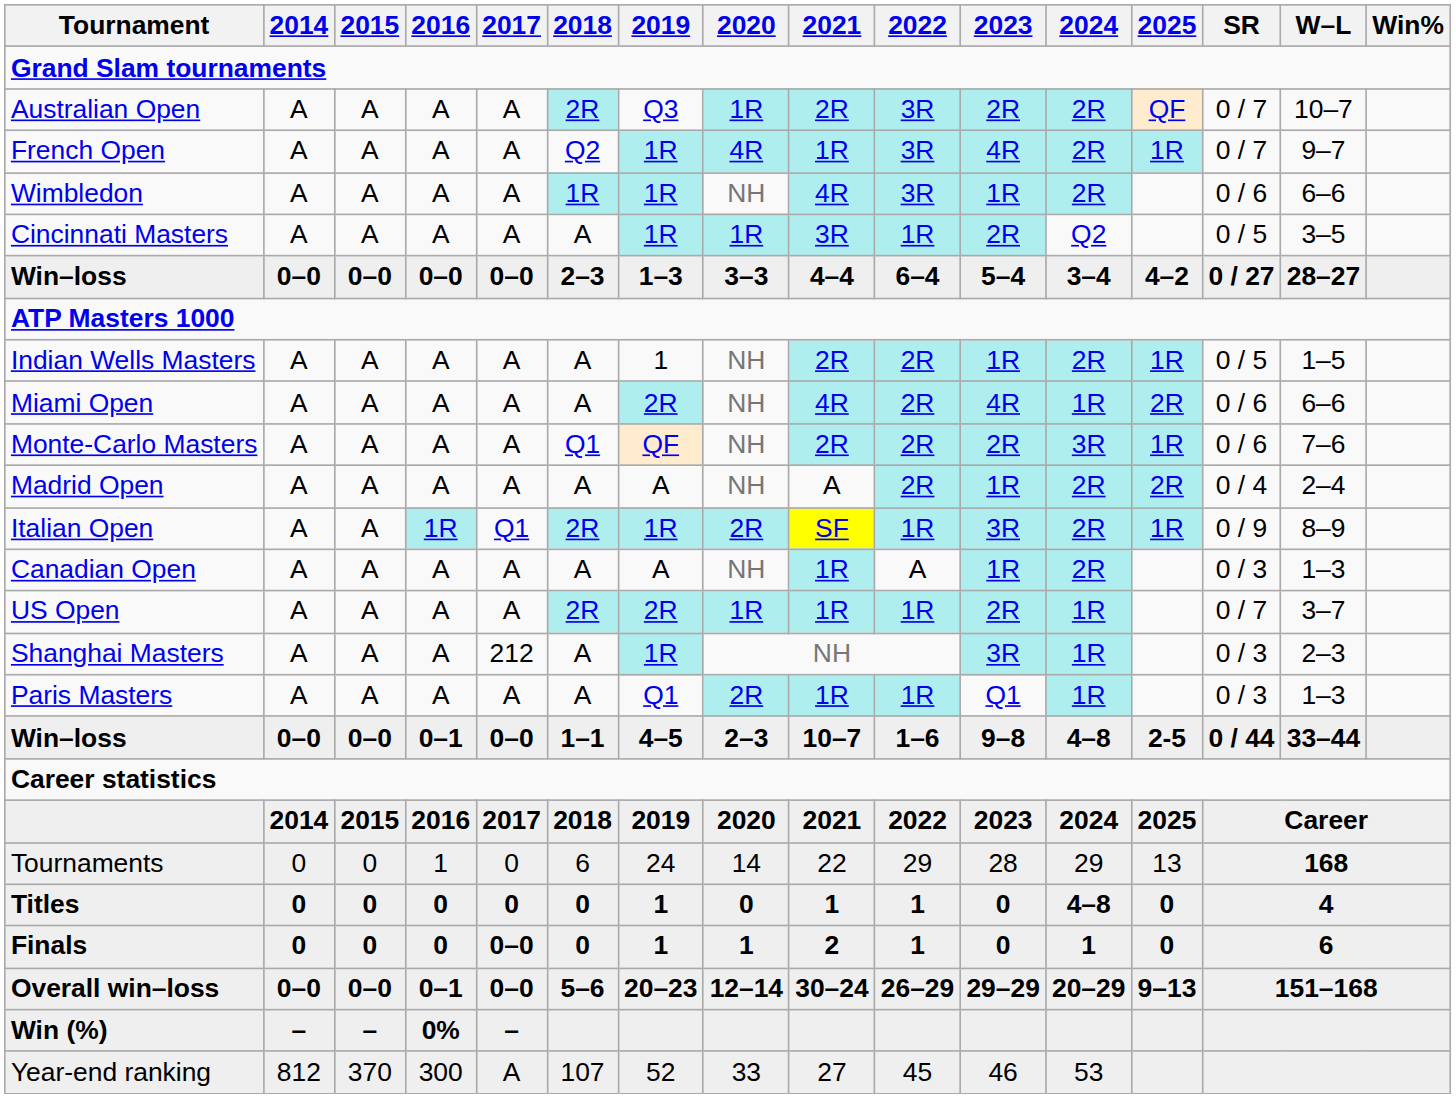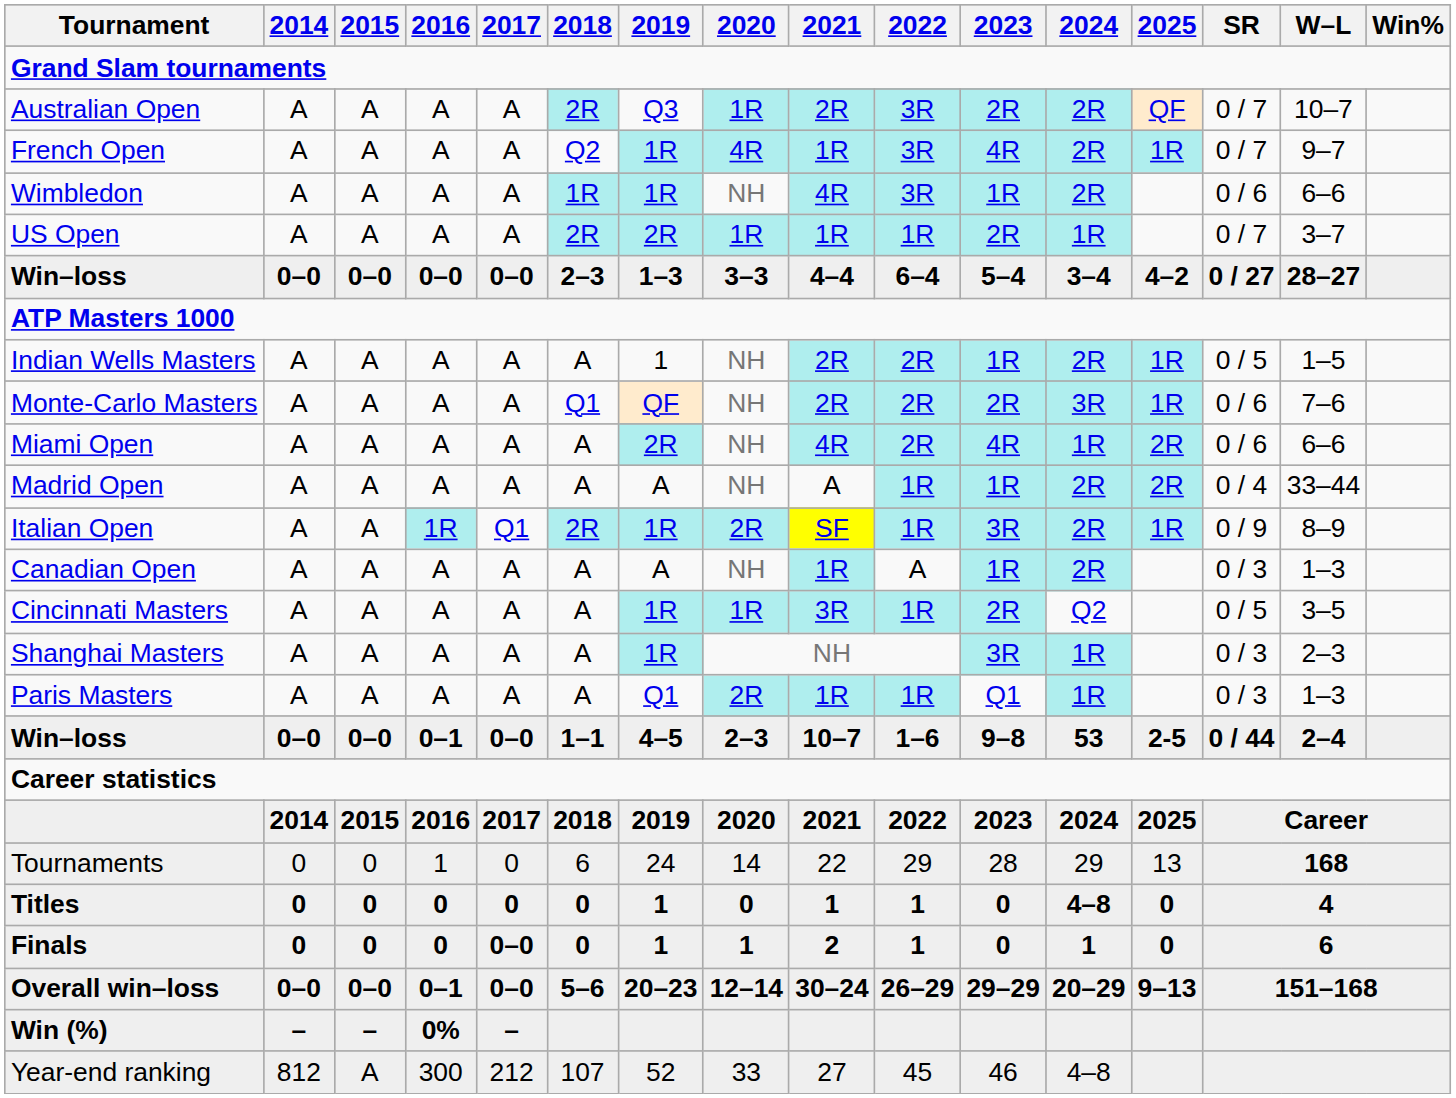rows swapped: (65, 611) <-> (119, 234)
rows swapped: (82, 402) <-> (134, 444)
(918, 485) 2R -> (918, 485) 1R
(1323, 485) 2–4 -> (1323, 485) 33–44
(512, 653) 212 -> (512, 653) A
(1089, 737) 4–8 -> (1089, 737) 53
(1323, 737) 33–44 -> (1323, 737) 2–4
(370, 1072) 370 -> (370, 1072) A
(512, 1072) A -> (512, 1072) 212
(1089, 1072) 53 -> (1089, 1072) 4–8
